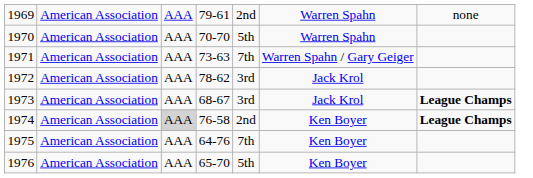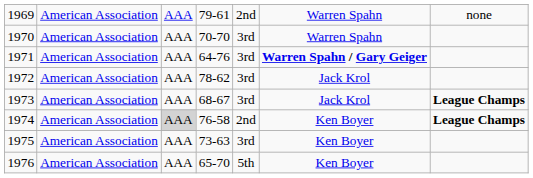(246, 36) 5th -> (246, 36) 3rd
(214, 57) 73-63 -> (214, 57) 64-76
(246, 57) 7th -> (246, 57) 3rd
(338, 57) normal -> (344, 57) bold
(214, 141) 64-76 -> (214, 141) 73-63
(246, 141) 7th -> (246, 141) 3rd
